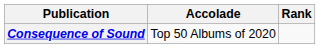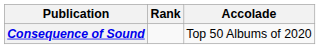columns swapped: (213, 14) <-> (297, 14)
